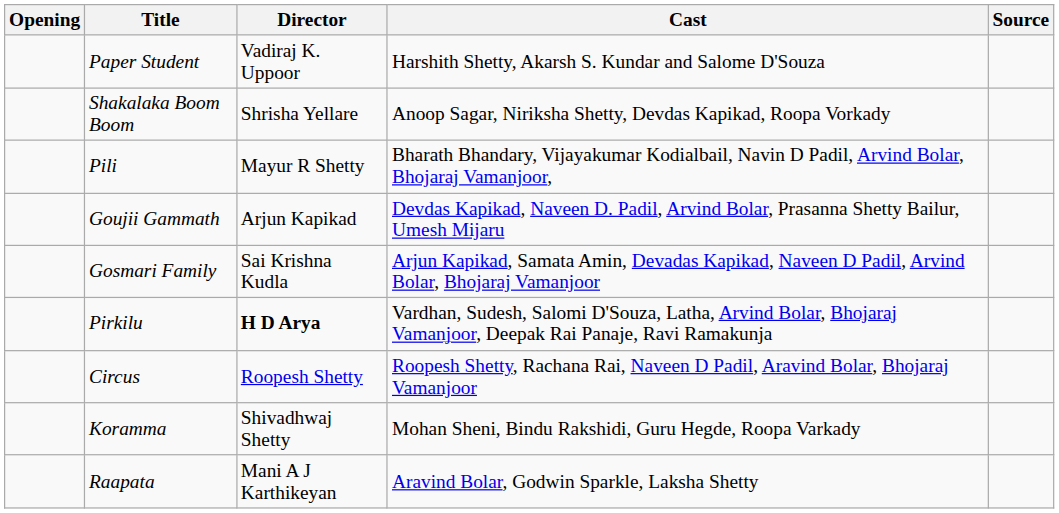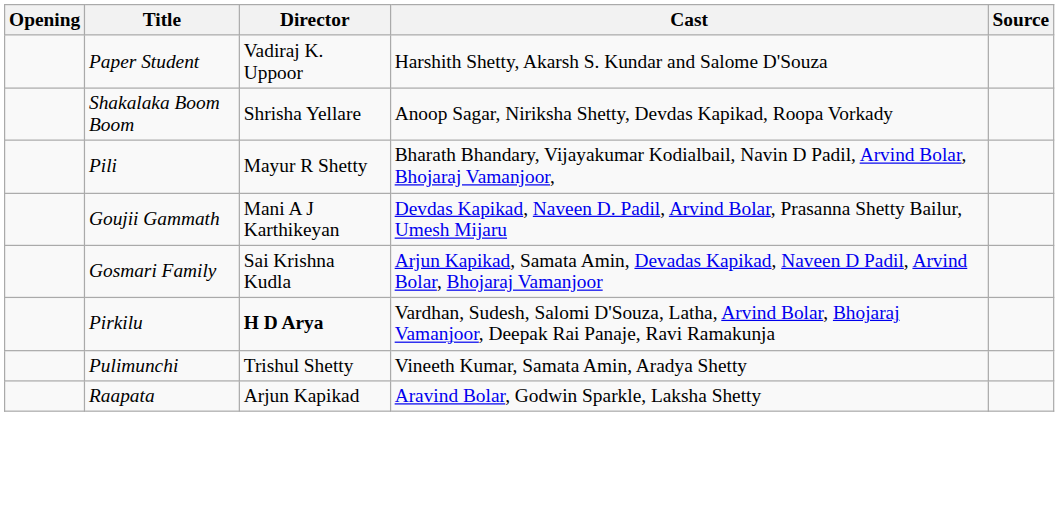(299, 218) Arjun Kapikad -> (292, 218) Mani A J Karthikeyan
- row: (114, 376)
- row: (128, 428)
+ row: (134, 365)
(289, 481) Mani A J Karthikeyan -> (302, 396) Arjun Kapikad
